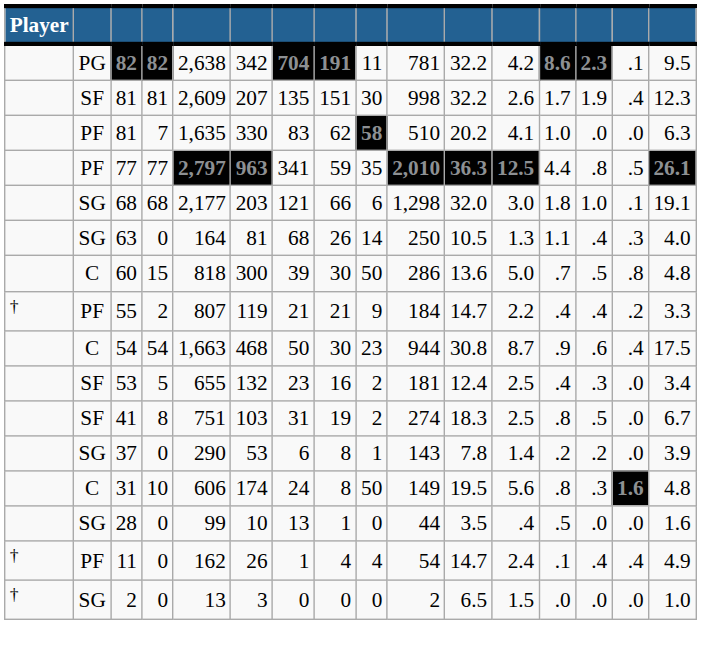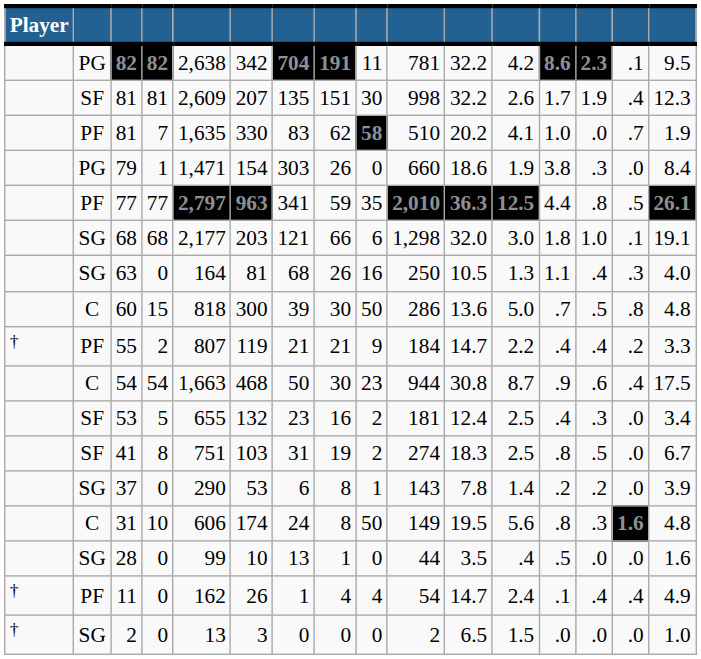(636, 133) .0 -> (636, 133) .7
(677, 133) 6.3 -> (677, 133) 1.9
+ row: (126, 168)
(372, 238) 14 -> (372, 273) 16
